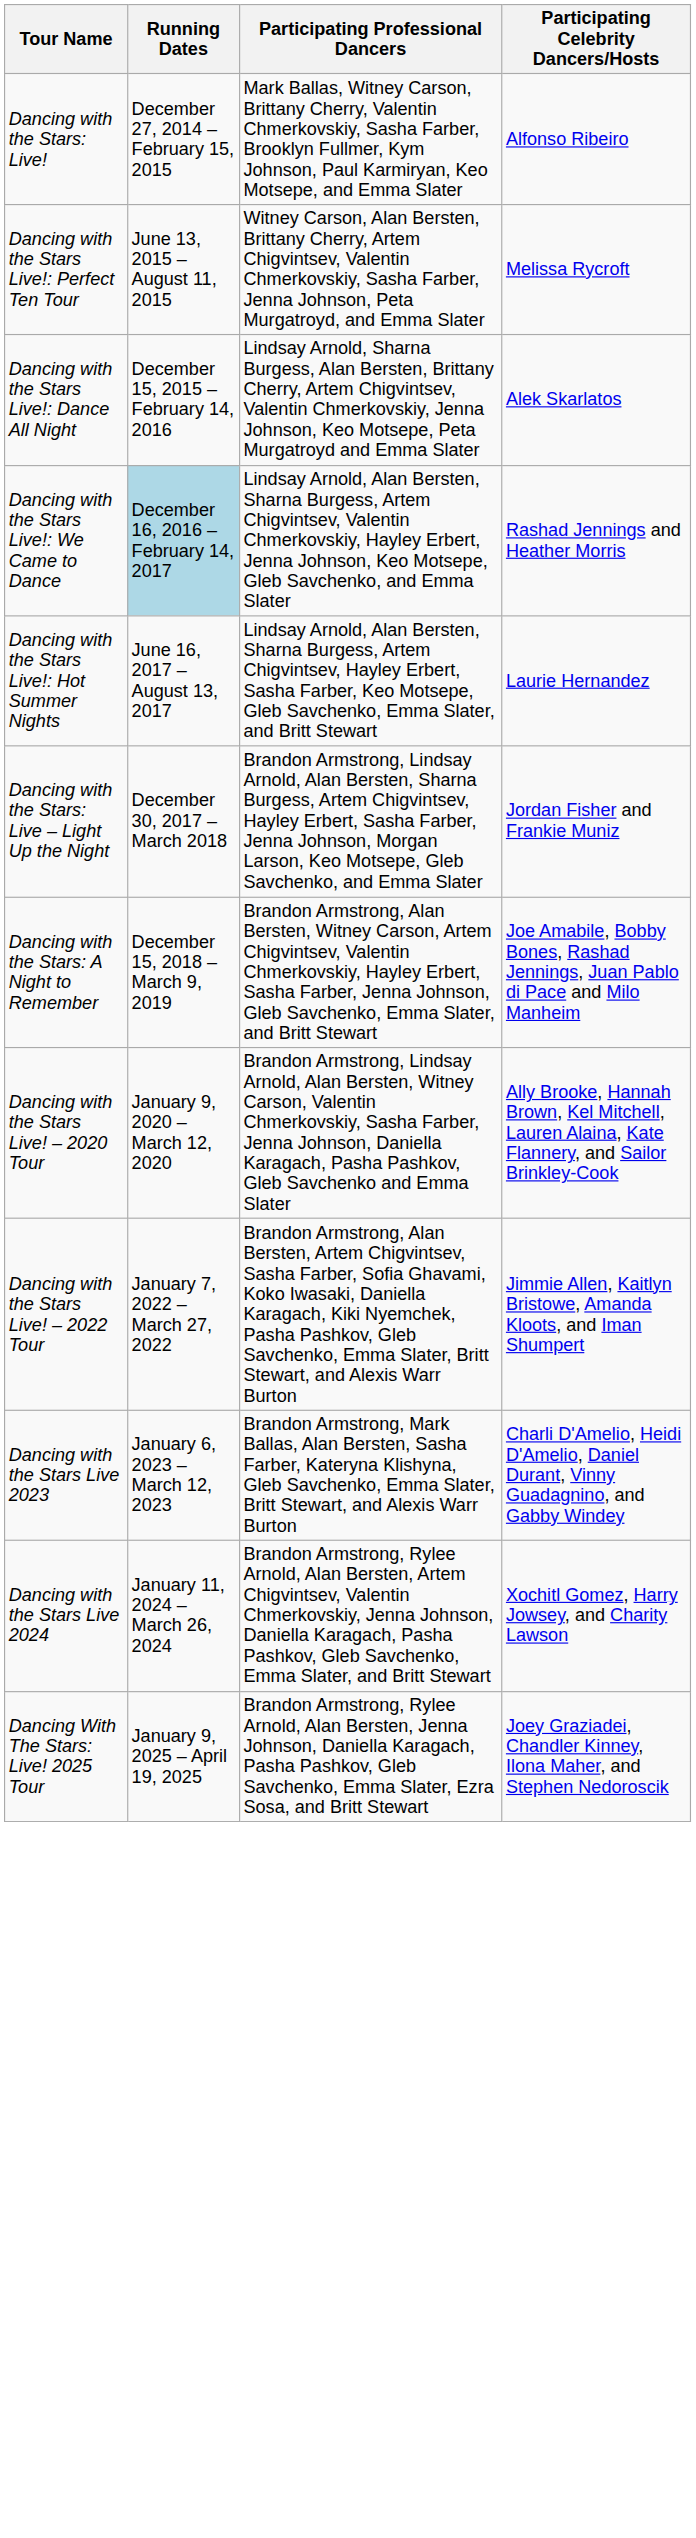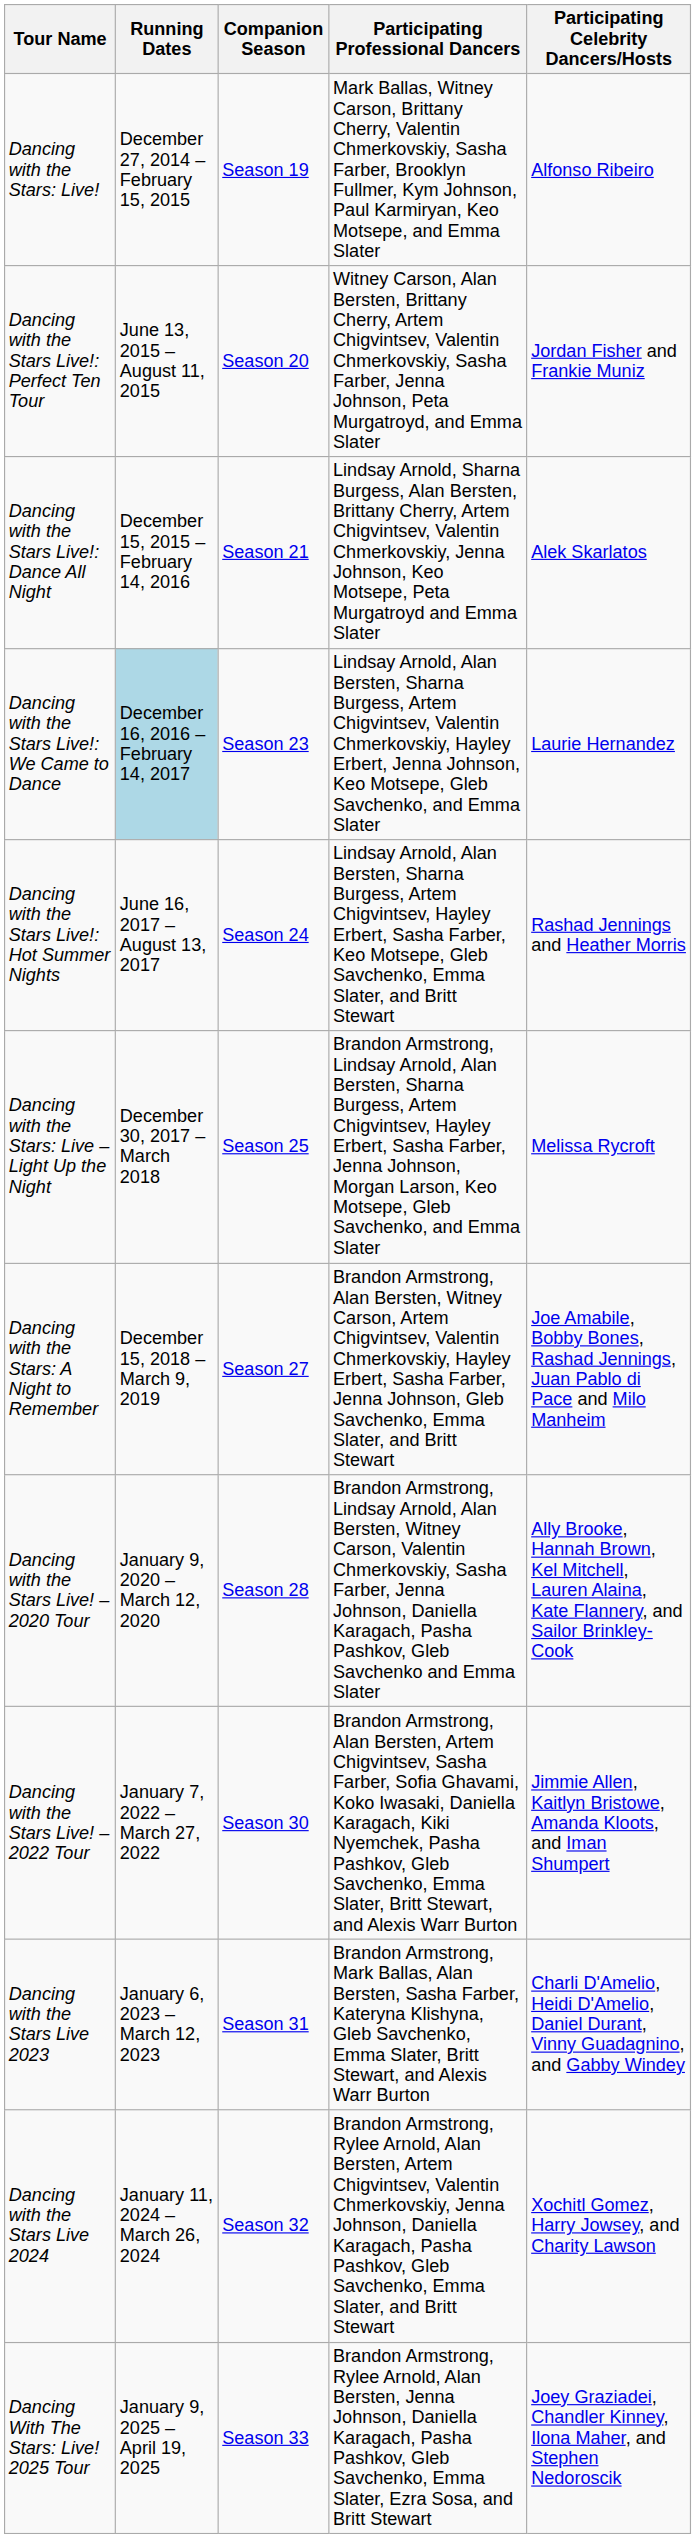+ column: (273, 39)
(568, 269) Melissa Rycroft -> (604, 360) Jordan Fisher and Frankie Muniz
(593, 540) Rashad Jennings and Heather Morris -> (603, 743) Laurie Hernandez
(578, 680) Laurie Hernandez -> (609, 935) Rashad Jennings and Heather Morris
(579, 821) Jordan Fisher and Frankie Muniz -> (593, 1146) Melissa Rycroft
